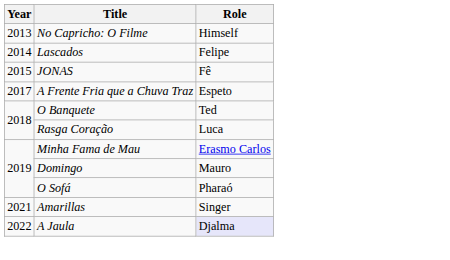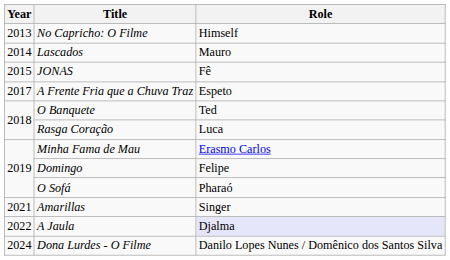(214, 52) Felipe -> (215, 52) Mauro
(215, 168) Mauro -> (214, 168) Felipe
+ row: (94, 245)
